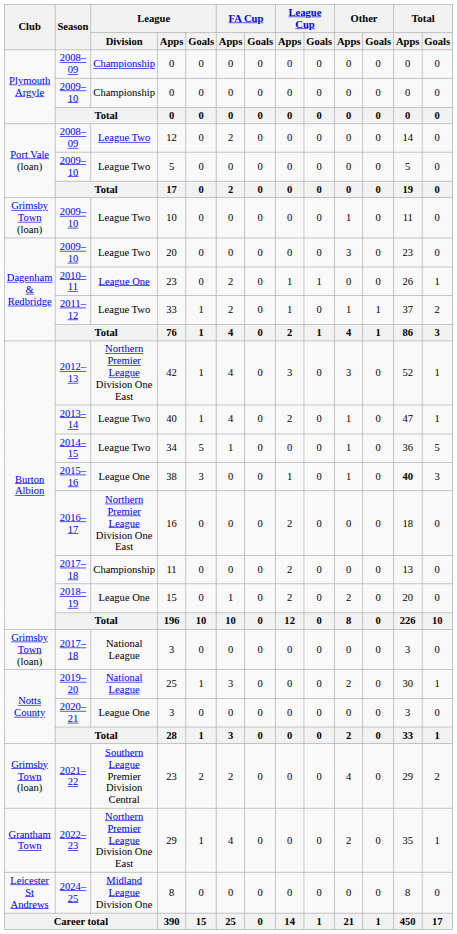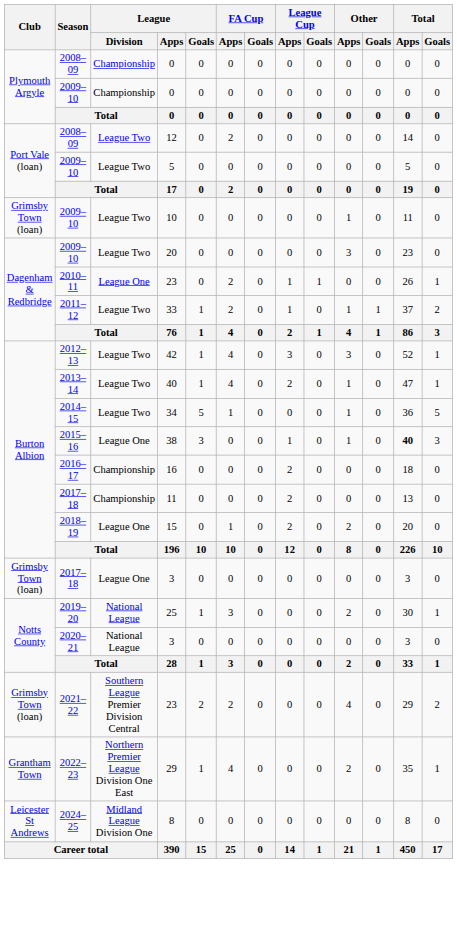(124, 373) Northern Premier League Division One East -> (124, 355) League Two
(124, 523) Northern Premier League Division One East -> (124, 469) Championship
(124, 649) National League -> (124, 578) League One
(124, 712) League One -> (124, 641) National League
